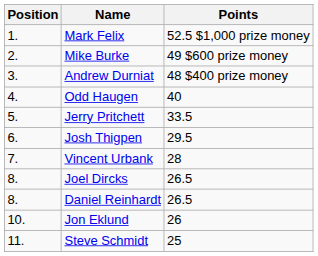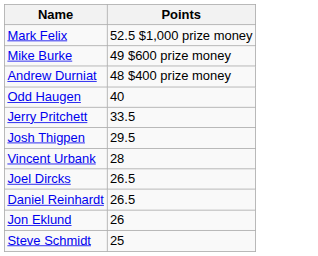- column: (33, 14)
